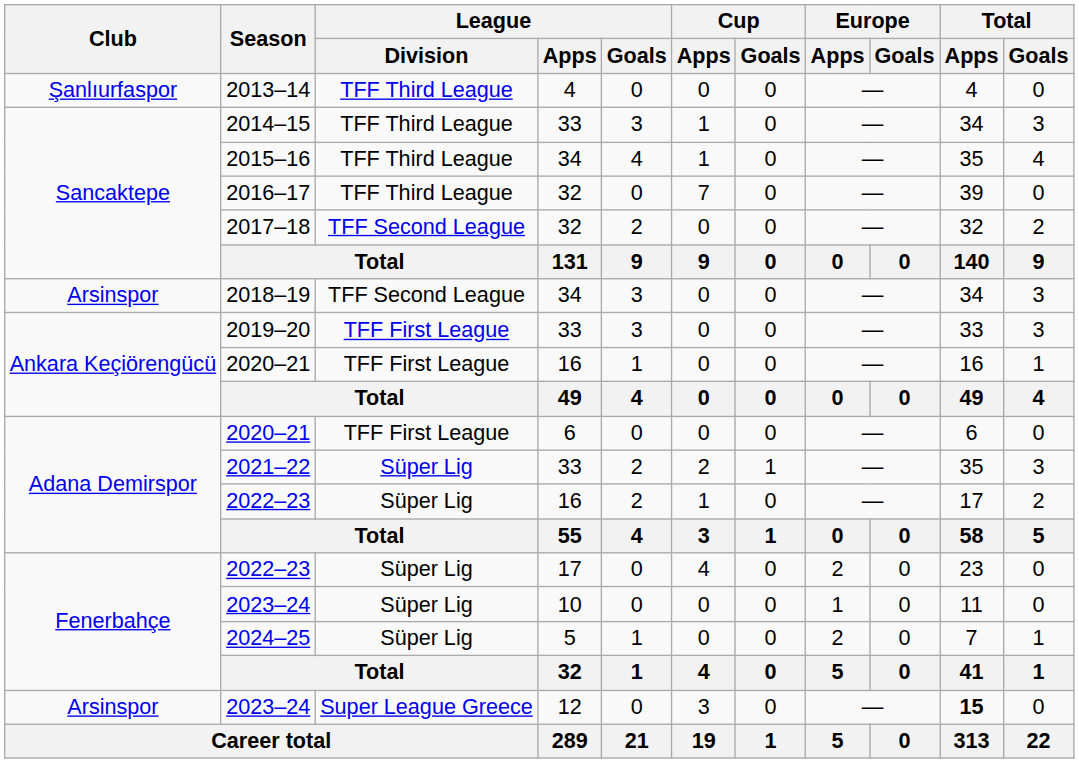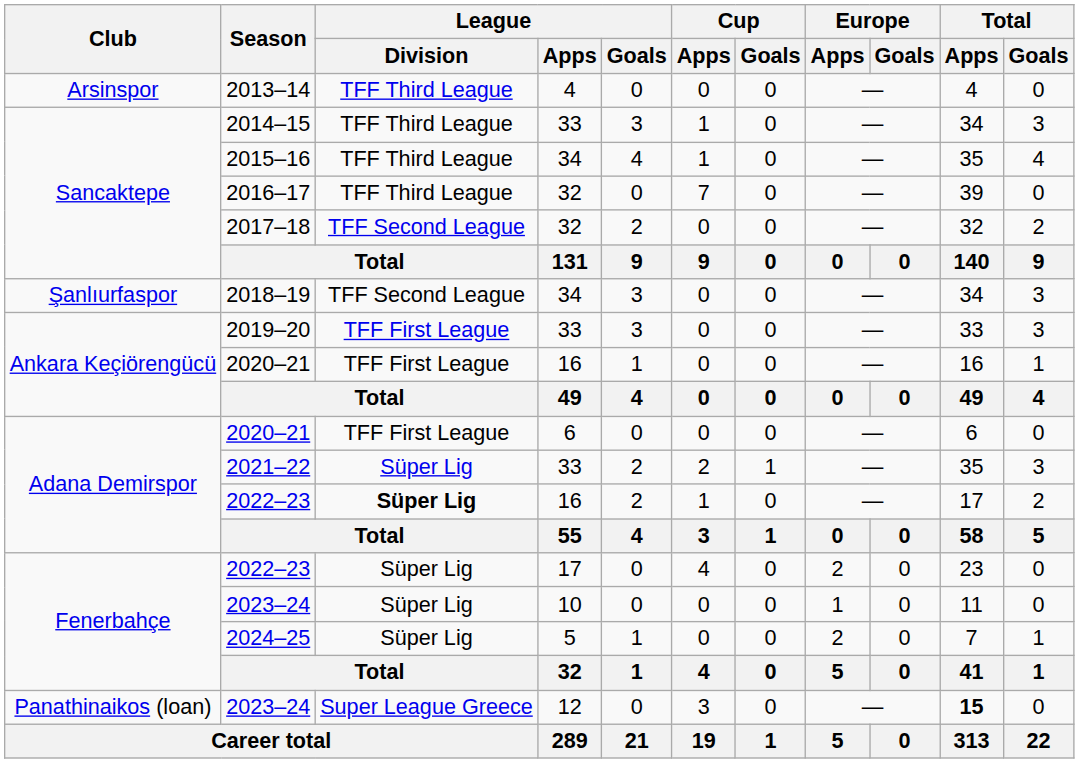(113, 90) Şanlıurfaspor -> (113, 90) Arsinspor
(113, 295) Arsinspor -> (113, 295) Şanlıurfaspor
(426, 501) normal -> (426, 501) bold
(113, 706) Arsinspor -> (113, 706) Panathinaikos (loan)
